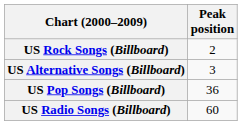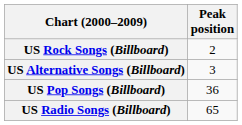(212, 110) 60 -> (212, 110) 65
